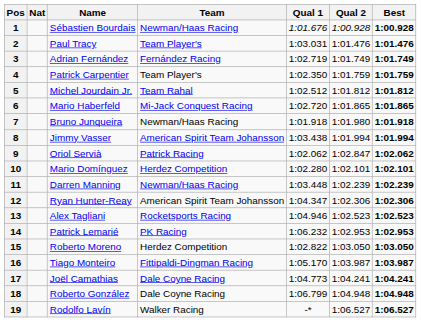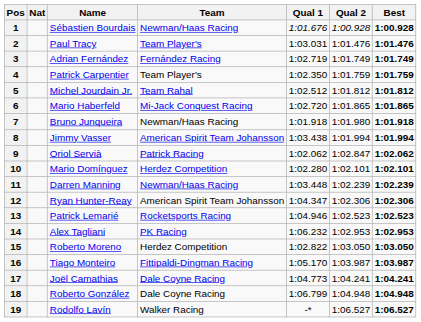(77, 216) Alex Tagliani -> (84, 216) Patrick Lemarié
(84, 231) Patrick Lemarié -> (77, 231) Alex Tagliani
